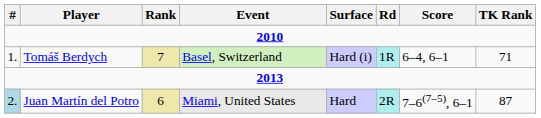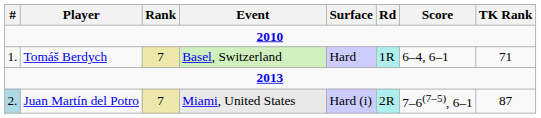(351, 57) Hard (i) -> (343, 57) Hard
(161, 101) 6 -> (161, 101) 7
(343, 101) Hard -> (351, 101) Hard (i)
